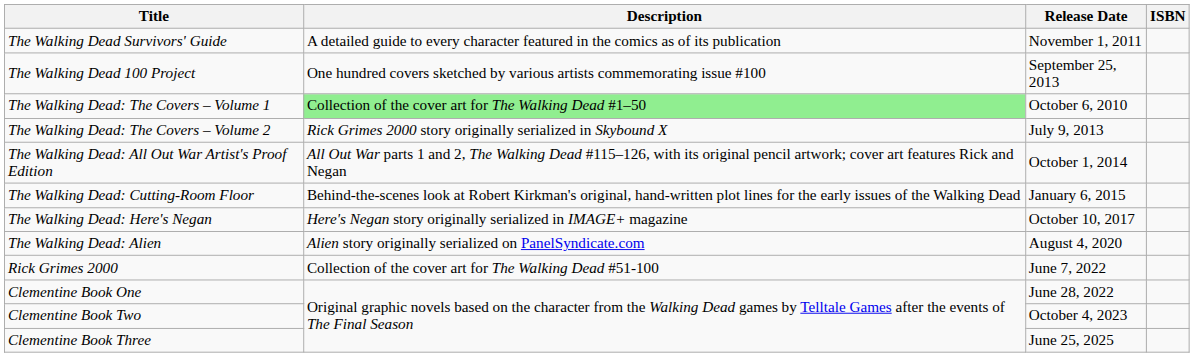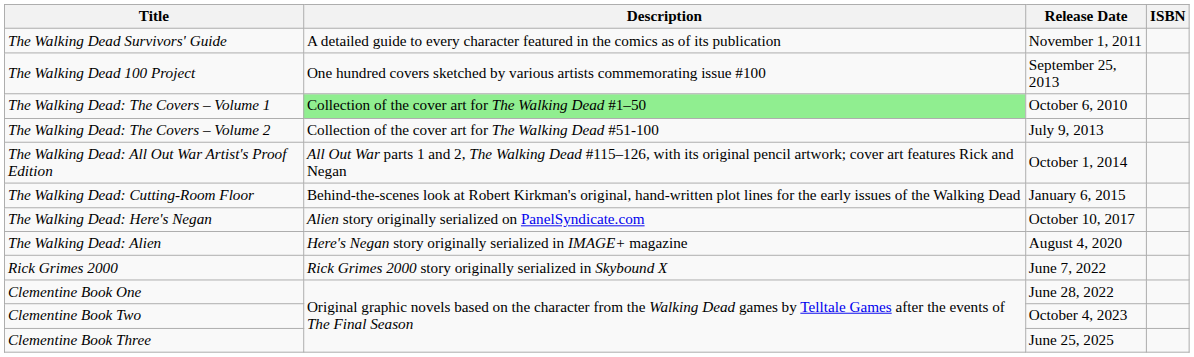(487, 130) Rick Grimes 2000 story originally serialized in Skybound X -> (483, 130) Collection of the cover art for The Walking Dead #51-100
(497, 219) Here's Negan story originally serialized in IMAGE+ magazine -> (476, 219) Alien story originally serialized on PanelSyndicate.com
(476, 243) Alien story originally serialized on PanelSyndicate.com -> (497, 243) Here's Negan story originally serialized in IMAGE+ magazine
(483, 267) Collection of the cover art for The Walking Dead #51-100 -> (487, 267) Rick Grimes 2000 story originally serialized in Skybound X
